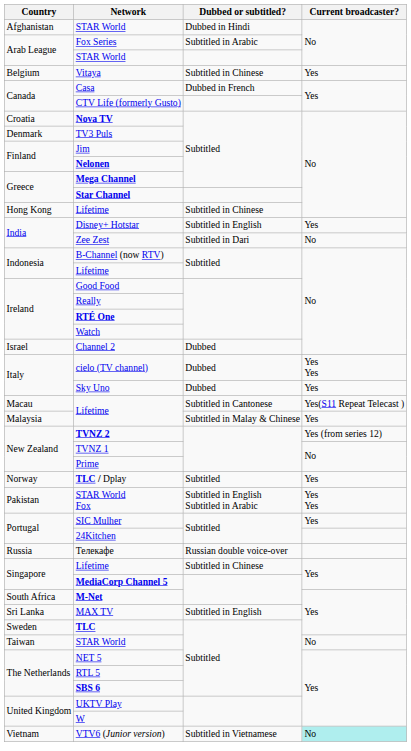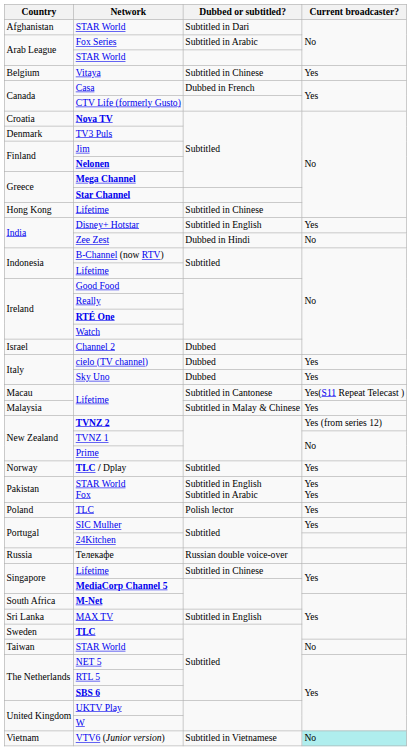(218, 27) Dubbed in Hindi -> (217, 27) Subtitled in Dari
(217, 240) Subtitled in Dari -> (218, 240) Dubbed in Hindi
(311, 367) Yes Yes -> (311, 362) Yes
+ row: (20, 510)
